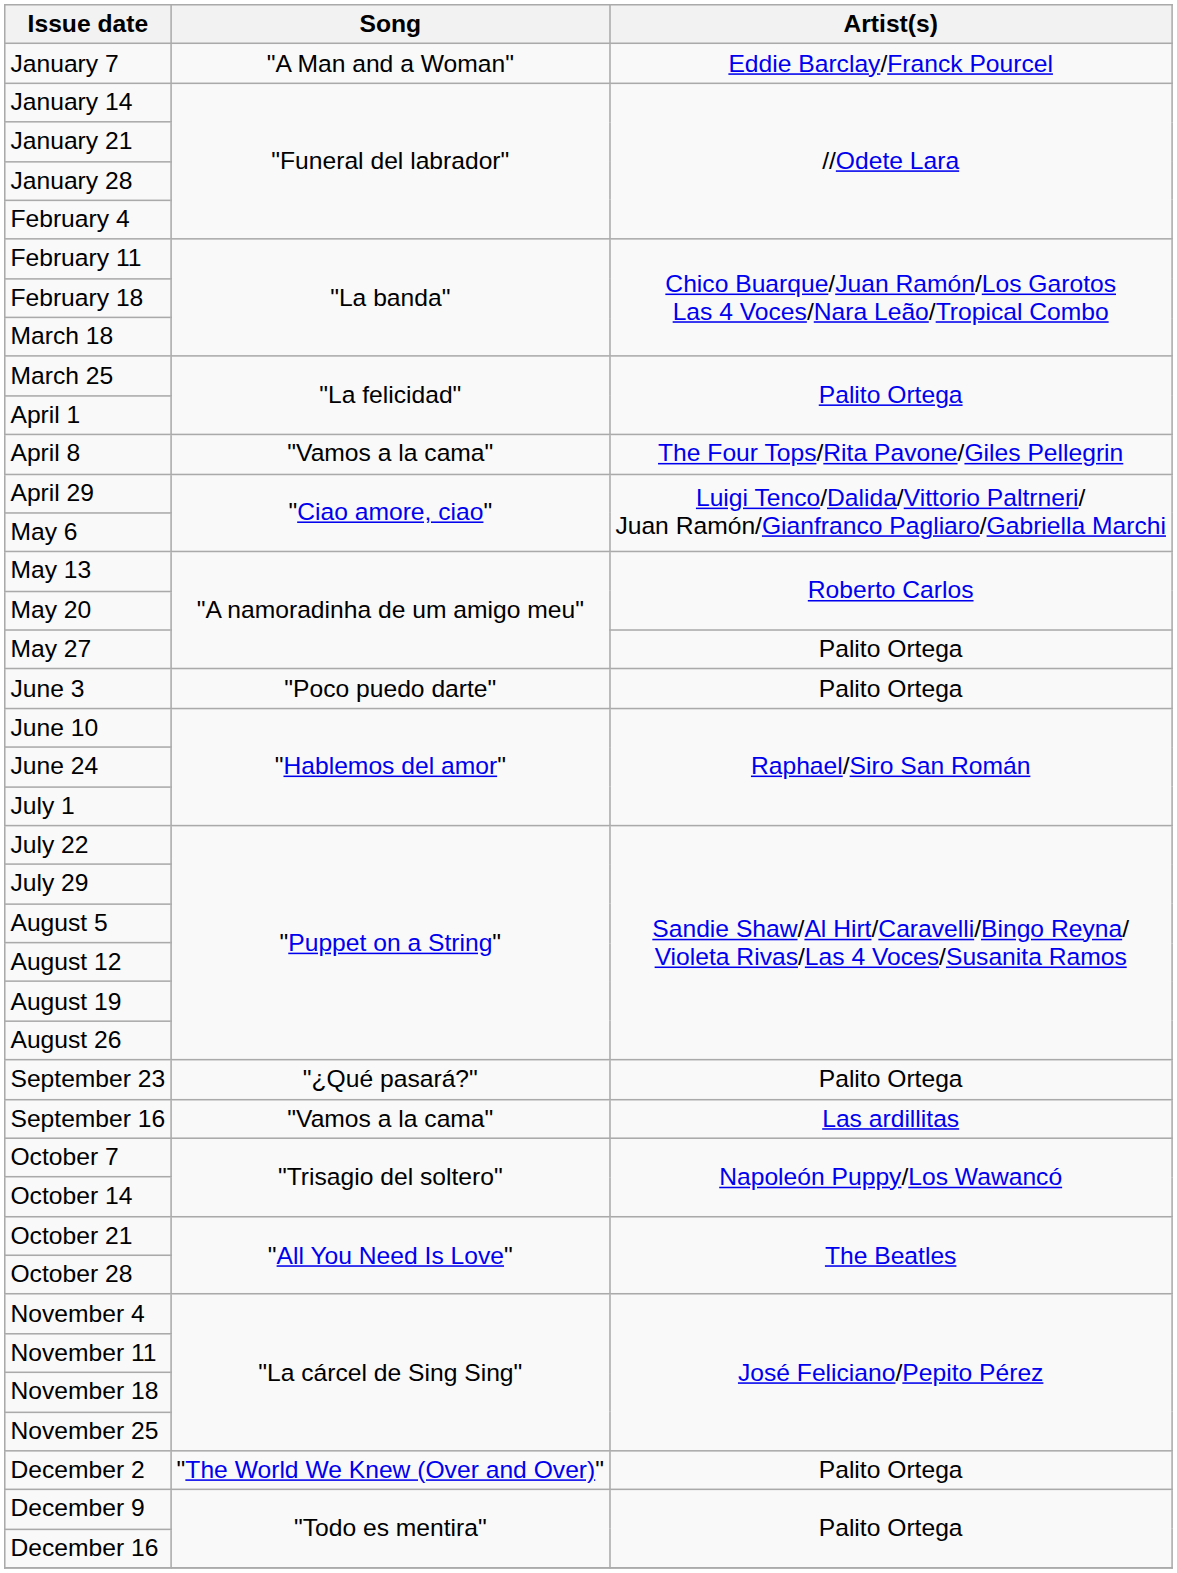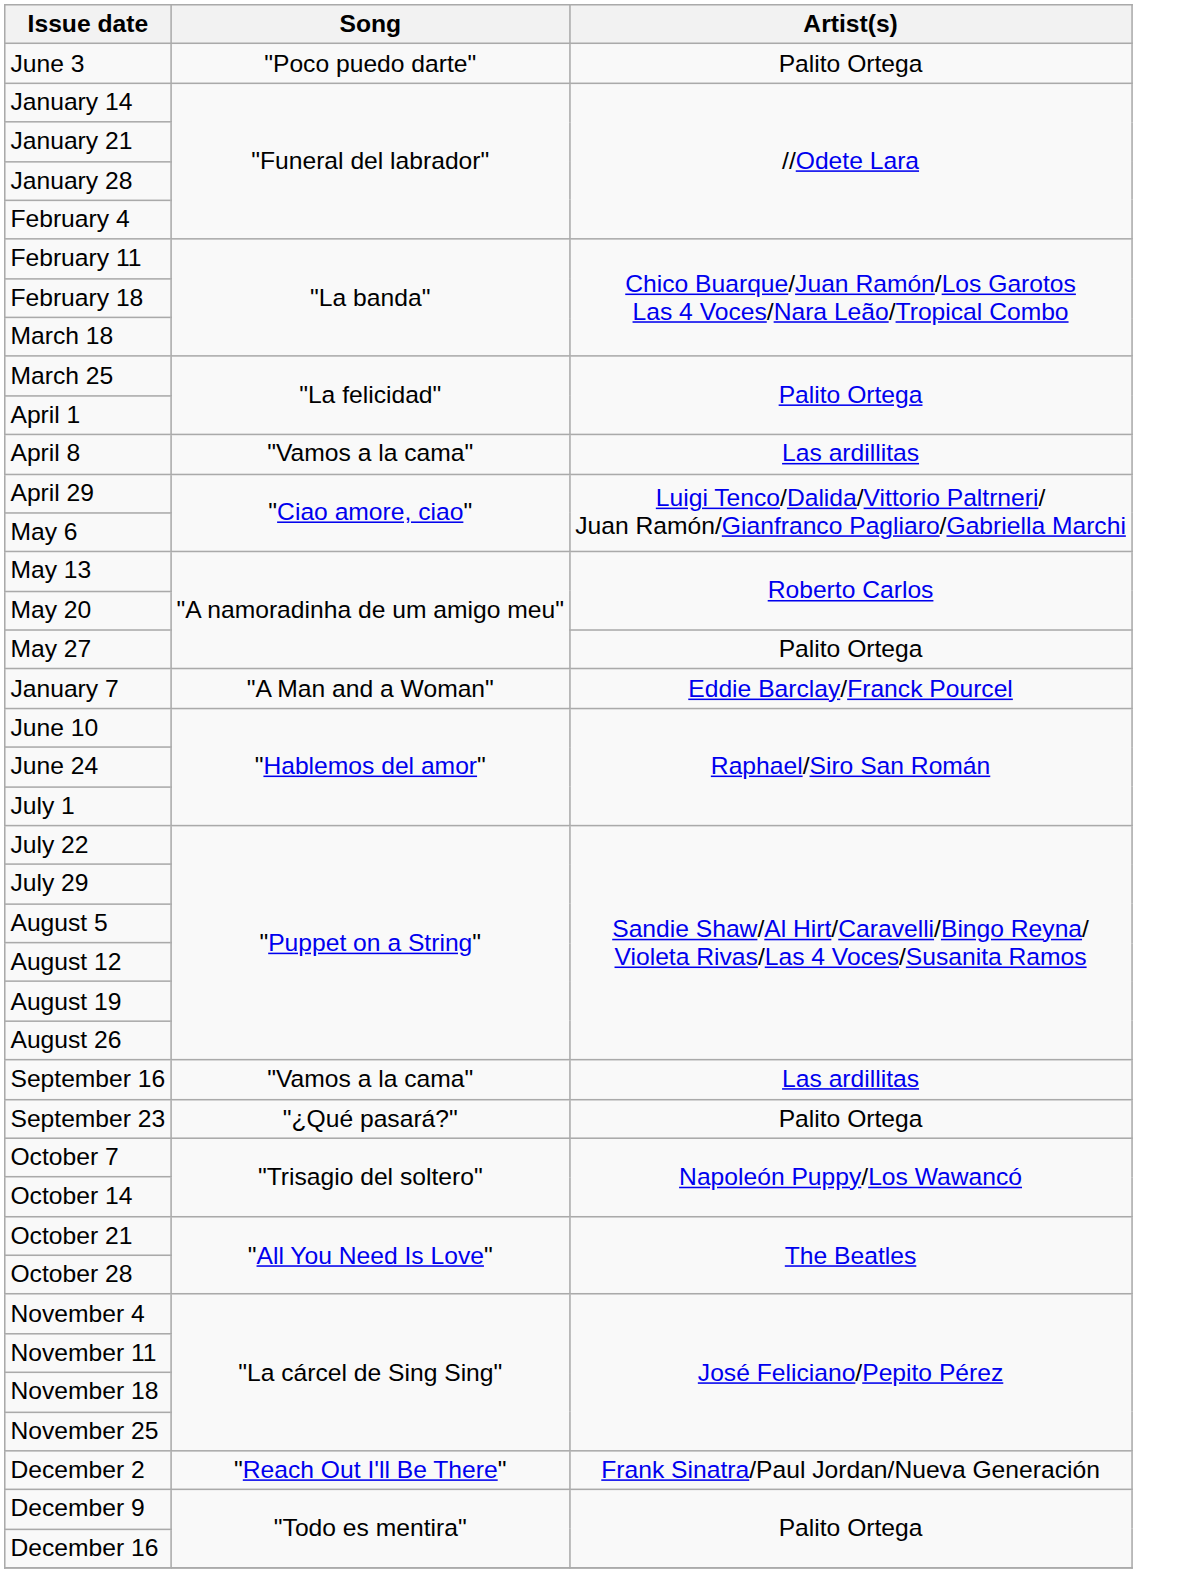rows swapped: (65, 63) <-> (47, 688)
(891, 453) The Four Tops/Rita Pavone/Giles Pellegrin -> (851, 453) Las ardillitas
rows swapped: (88, 1118) <-> (88, 1079)
(390, 1469) "The World We Knew (Over and Over)" -> (370, 1469) "Reach Out I'll Be There"
(891, 1469) Palito Ortega -> (851, 1469) Frank Sinatra/Paul Jordan/Nueva Generación
